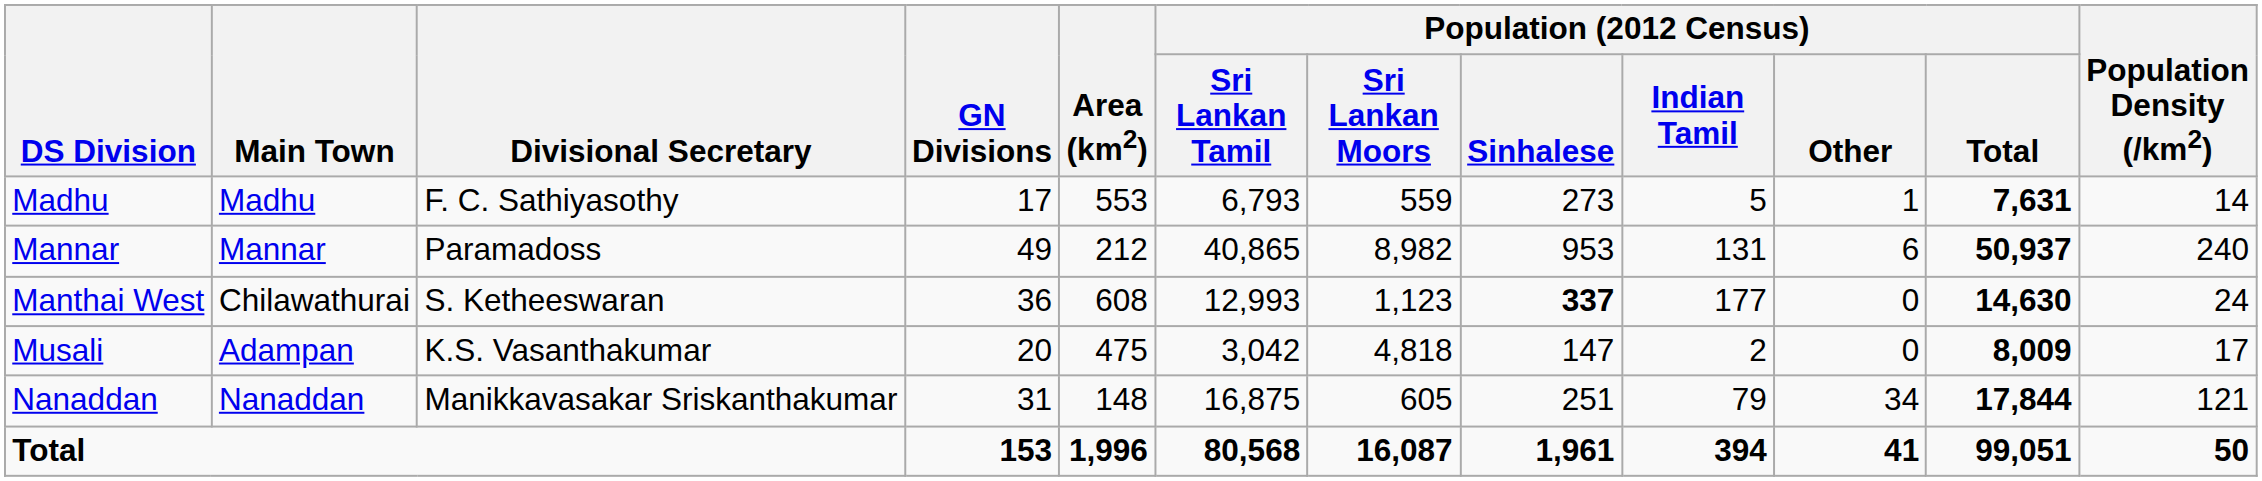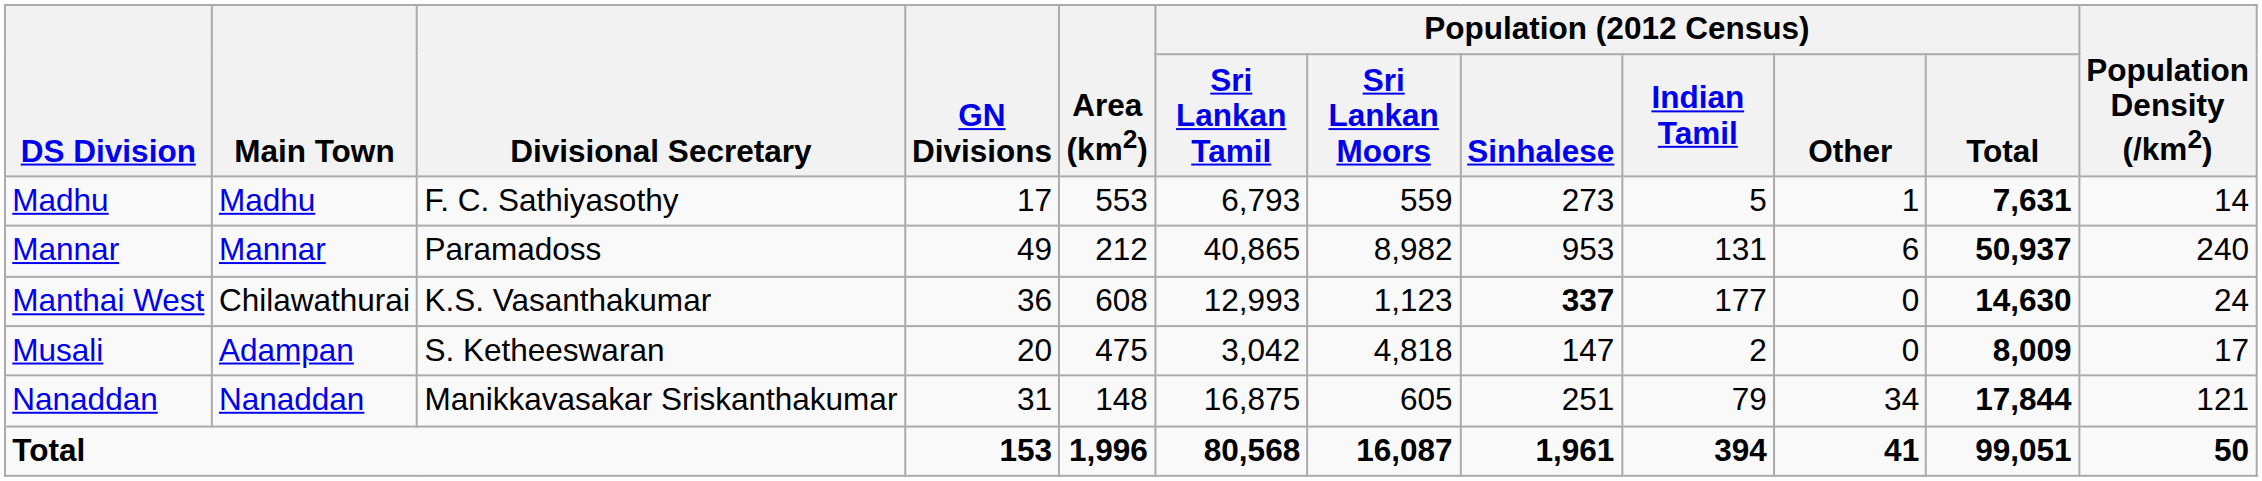(544, 300) S. Ketheeswaran -> (568, 300) K.S. Vasanthakumar
(568, 350) K.S. Vasanthakumar -> (544, 350) S. Ketheeswaran
